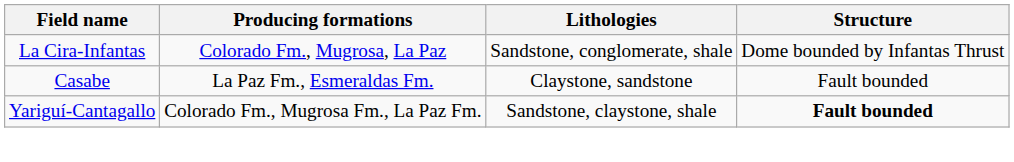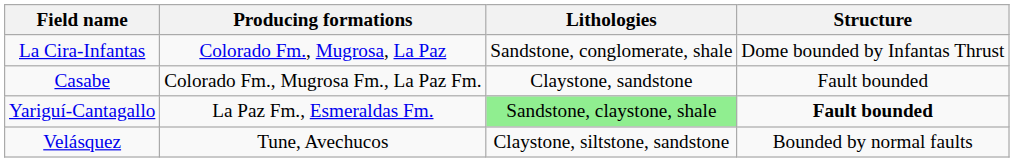(323, 80) La Paz Fm., Esmeraldas Fm. -> (323, 80) Colorado Fm., Mugrosa Fm., La Paz Fm.
(323, 111) Colorado Fm., Mugrosa Fm., La Paz Fm. -> (323, 111) La Paz Fm., Esmeraldas Fm.
(611, 111) no background -> (611, 111) lightgreen background
+ row: (82, 141)
